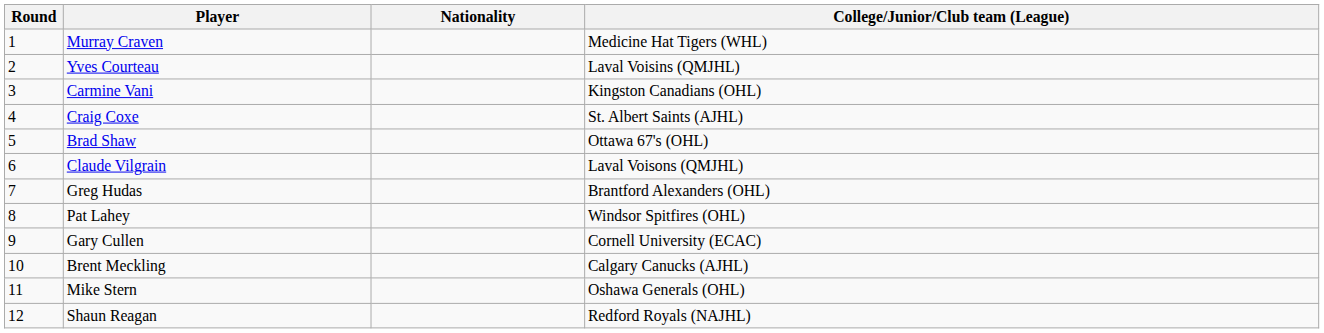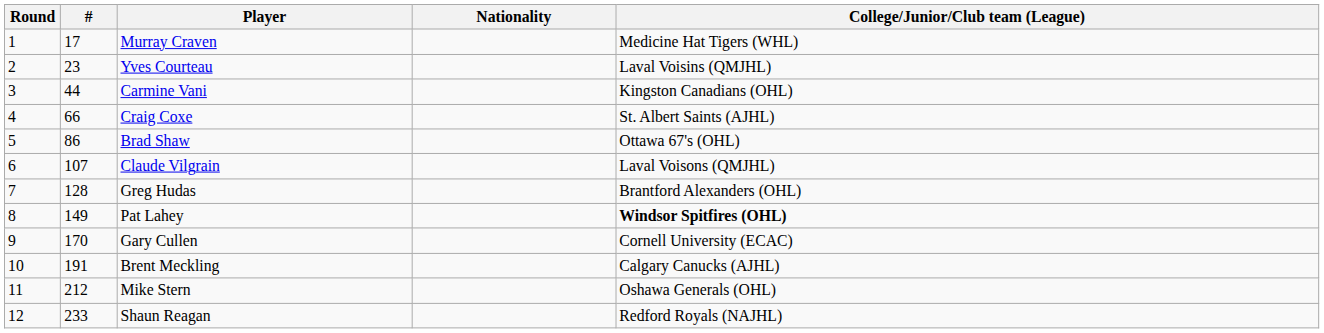+ column: (89, 16)
(666, 215) normal -> (703, 215) bold
